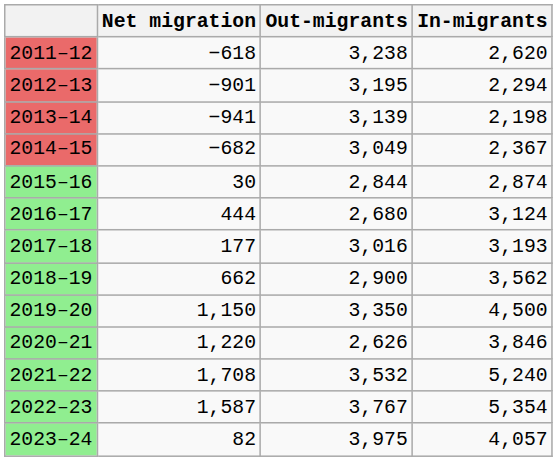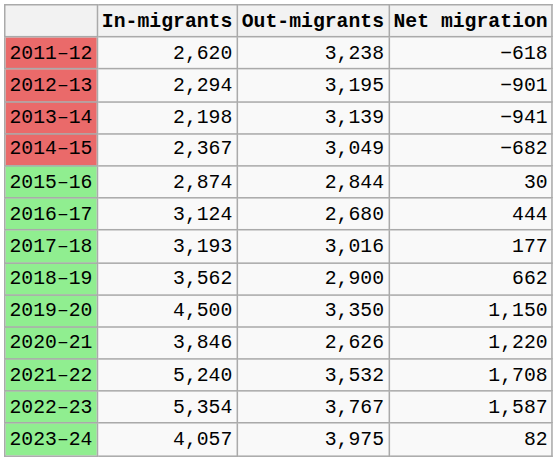columns swapped: (482, 21) <-> (179, 21)
